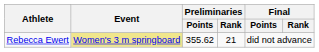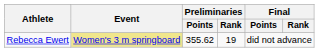(231, 40) 21 -> (231, 40) 19
